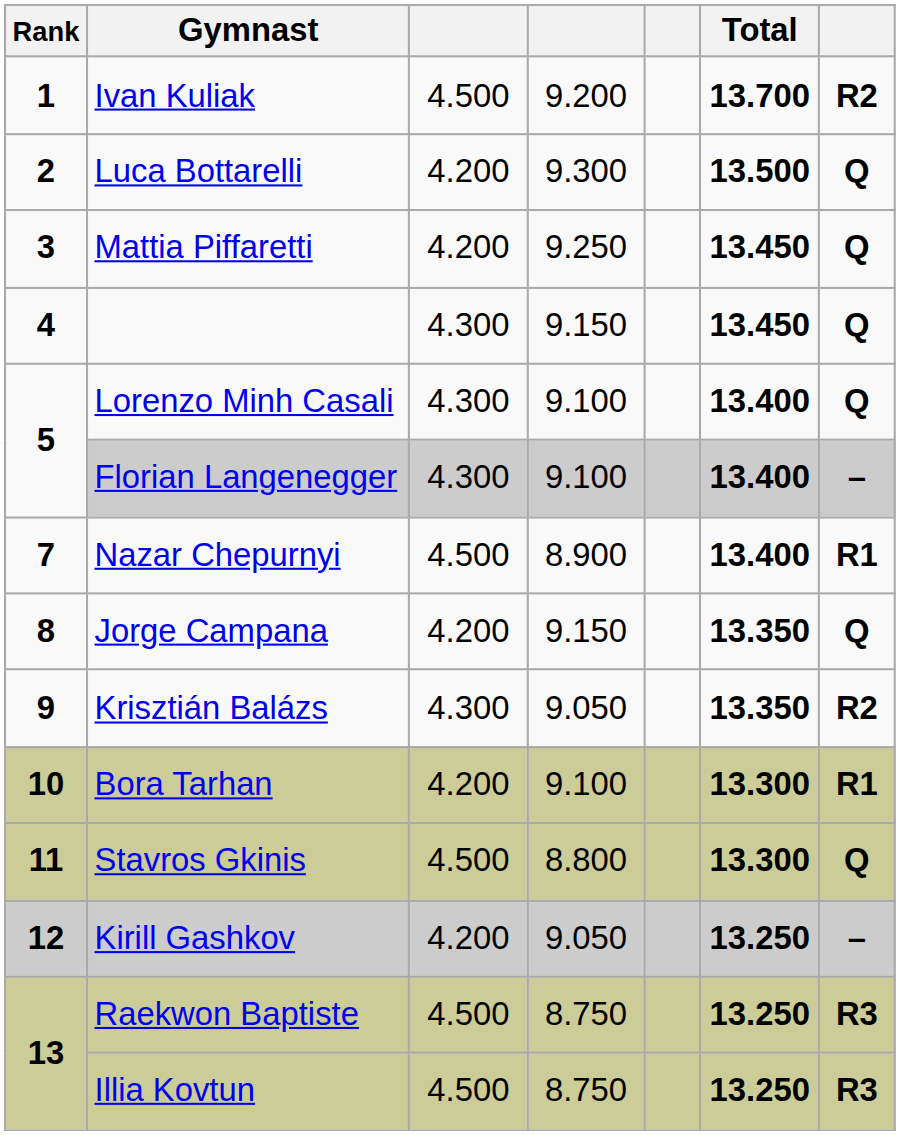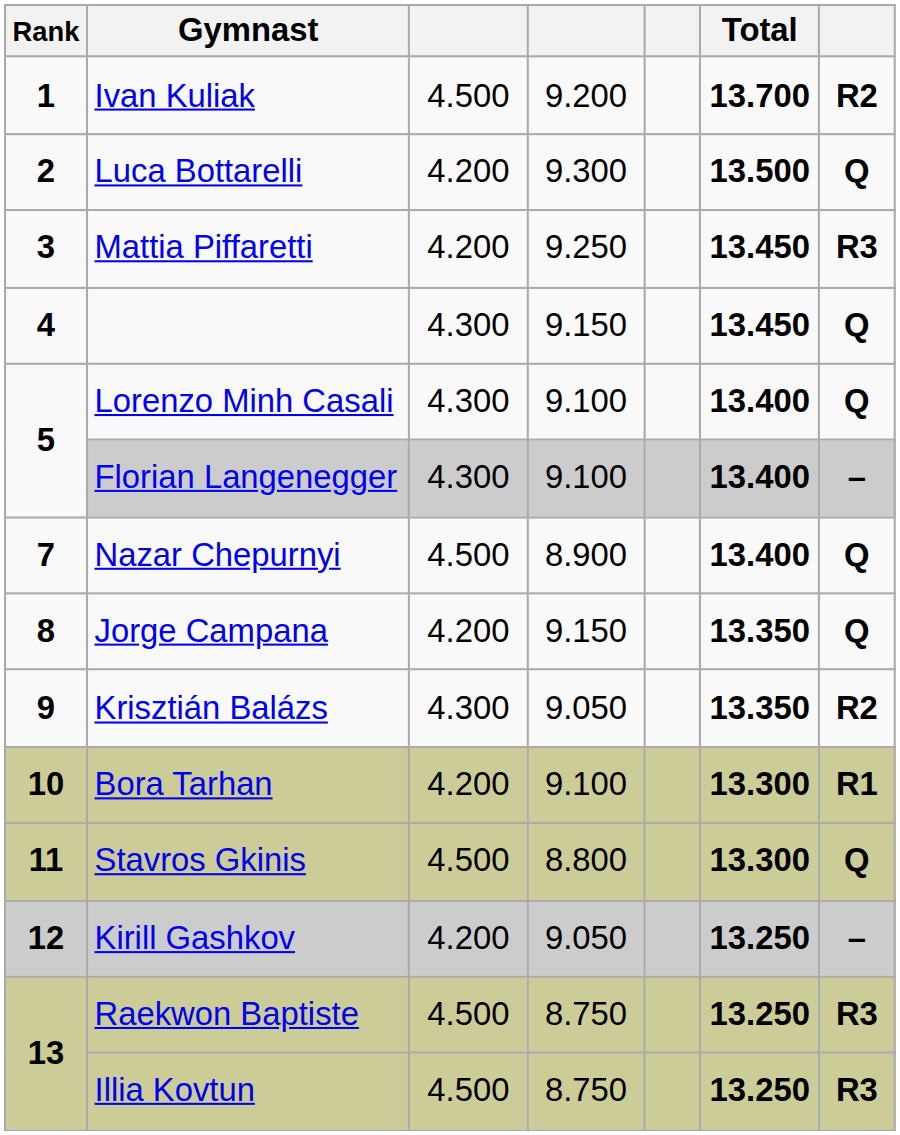(857, 248) Q -> (857, 248) R3
(857, 554) R1 -> (857, 554) Q
